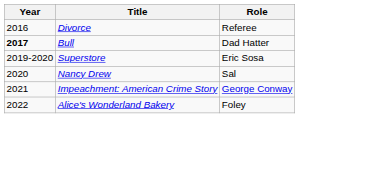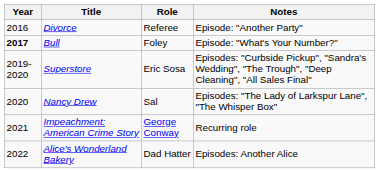+ column: (284, 12)
(245, 43) Dad Hatter -> (155, 43) Foley
(234, 105) Foley -> (167, 154) Dad Hatter
